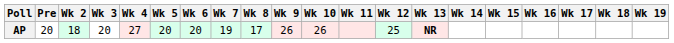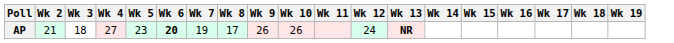- column: (47, 13)
(74, 30) 18 -> (50, 30) 21
(104, 30) 20 -> (80, 30) 18
(165, 30) 20 -> (141, 30) 23
(196, 30) normal -> (171, 30) bold
(394, 30) 25 -> (370, 30) 24
